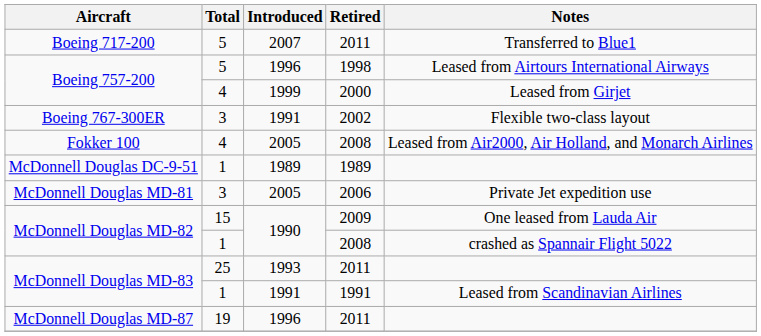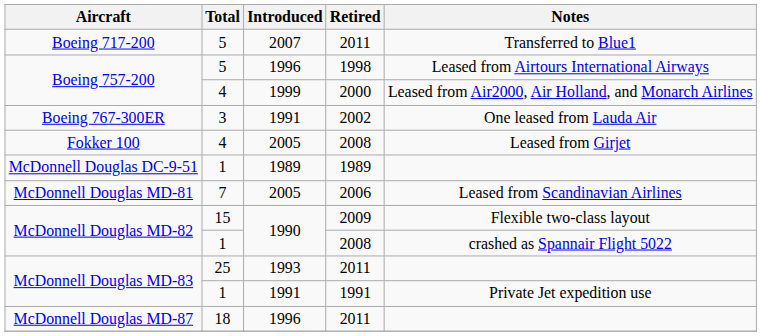(570, 92) Leased from Girjet -> (570, 92) Leased from Air2000, Air Holland, and Monarch Airlines
(570, 117) Flexible two-class layout -> (570, 117) One leased from Lauda Air
(570, 142) Leased from Air2000, Air Holland, and Monarch Airlines -> (570, 142) Leased from Girjet
(223, 192) 3 -> (223, 192) 7
(570, 192) Private Jet expedition use -> (570, 192) Leased from Scandinavian Airlines
(570, 218) One leased from Lauda Air -> (570, 218) Flexible two-class layout
(570, 293) Leased from Scandinavian Airlines -> (570, 293) Private Jet expedition use
(223, 318) 19 -> (223, 318) 18
